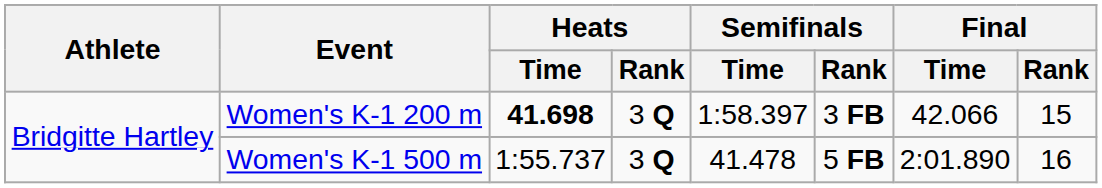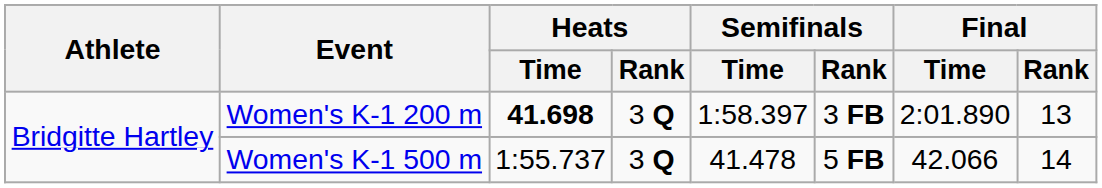(955, 115) 42.066 -> (955, 115) 2:01.890
(1056, 115) 15 -> (1056, 115) 13
(955, 160) 2:01.890 -> (955, 160) 42.066
(1056, 160) 16 -> (1056, 160) 14
